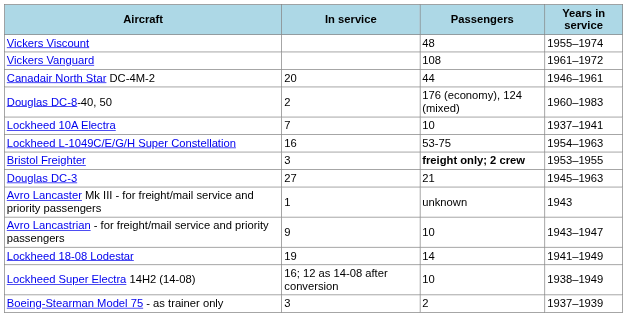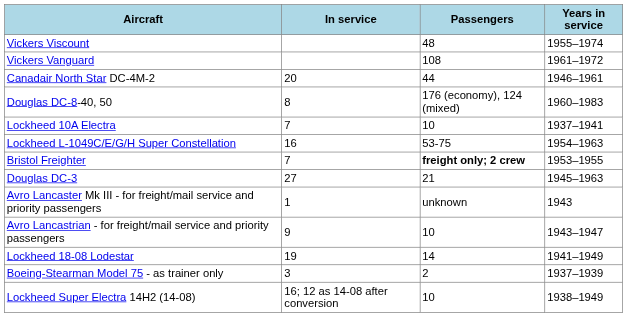(287, 102) 2 -> (287, 102) 8
(287, 160) 3 -> (287, 160) 7
rows swapped: (101, 279) <-> (115, 303)
